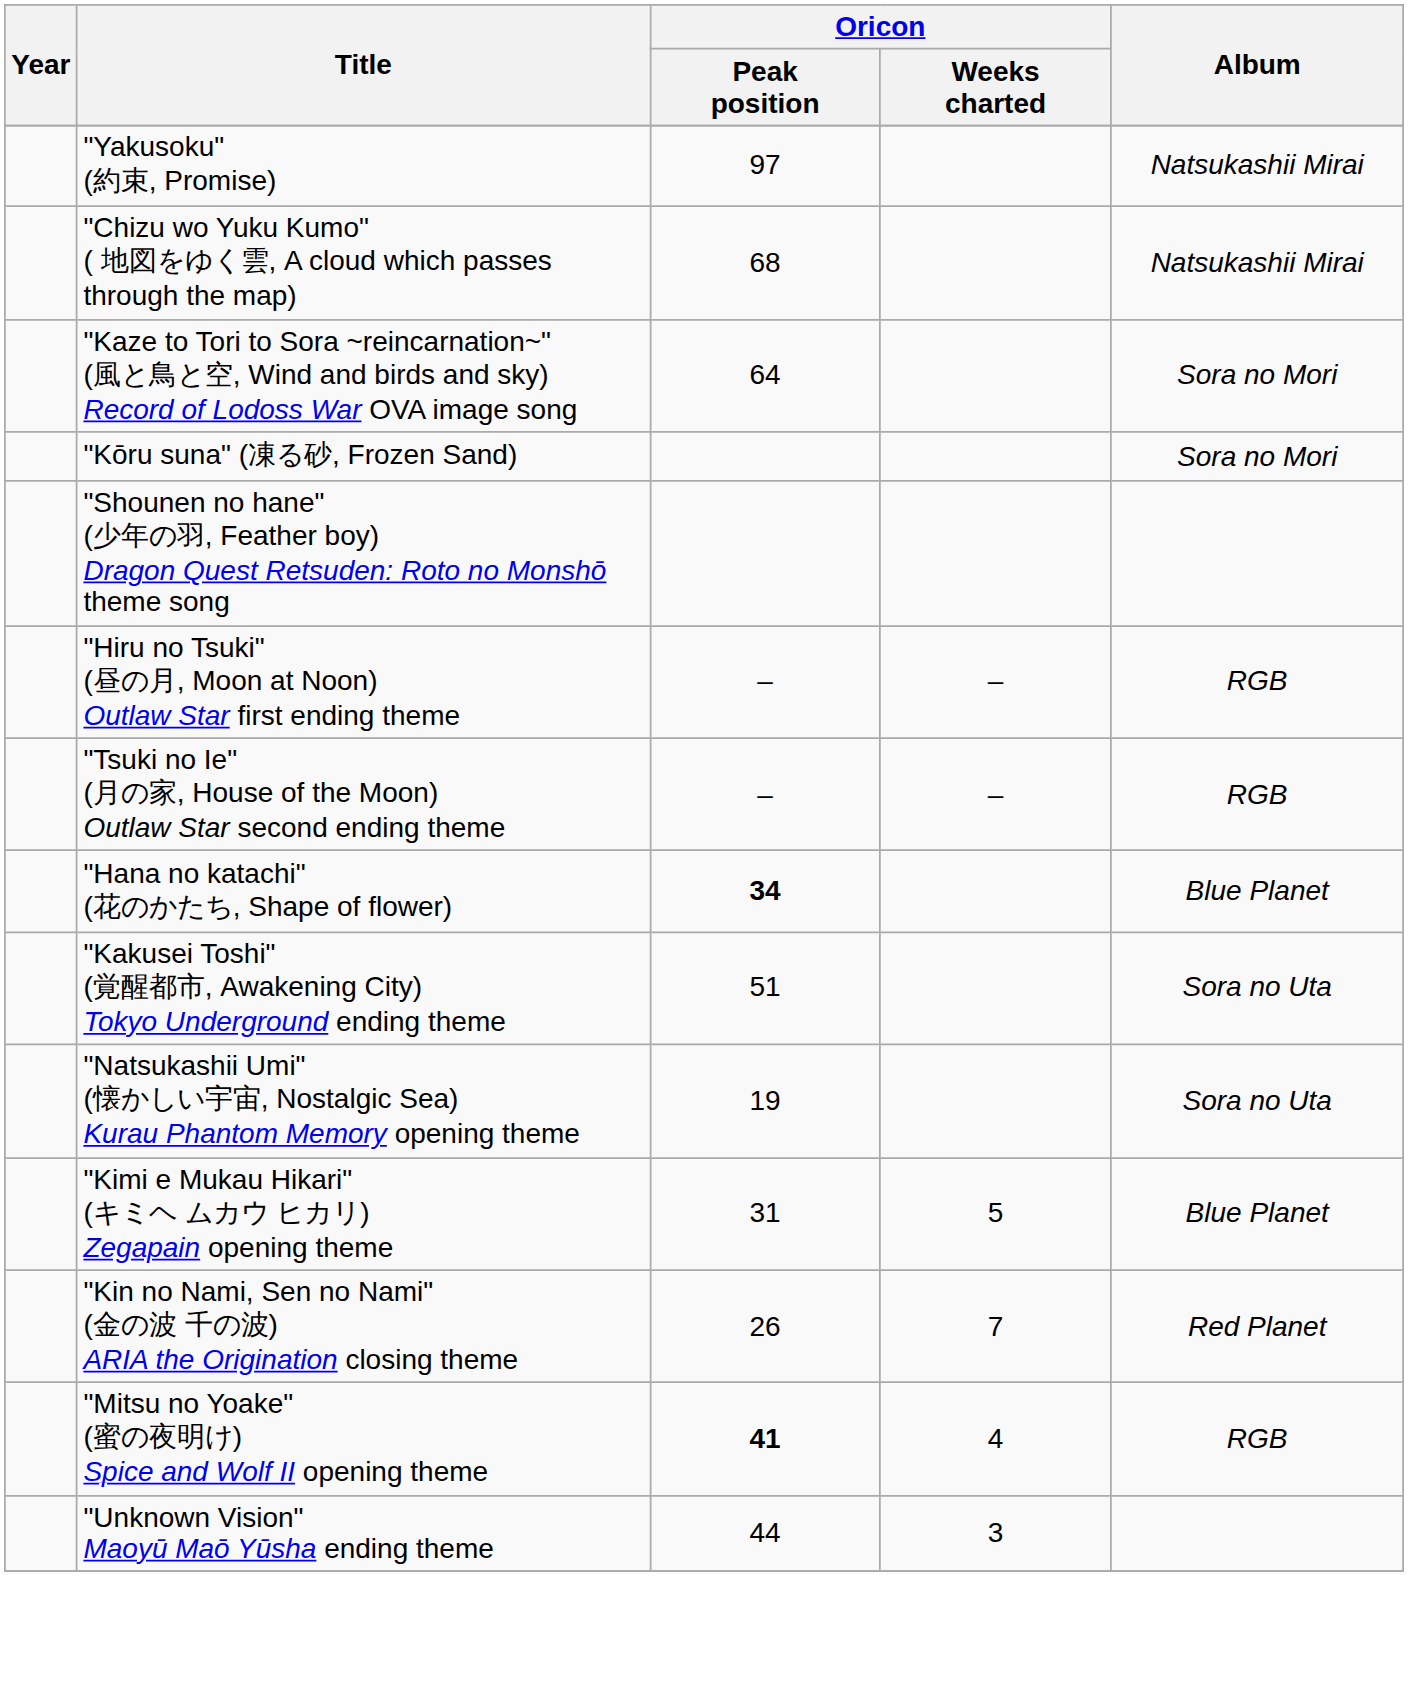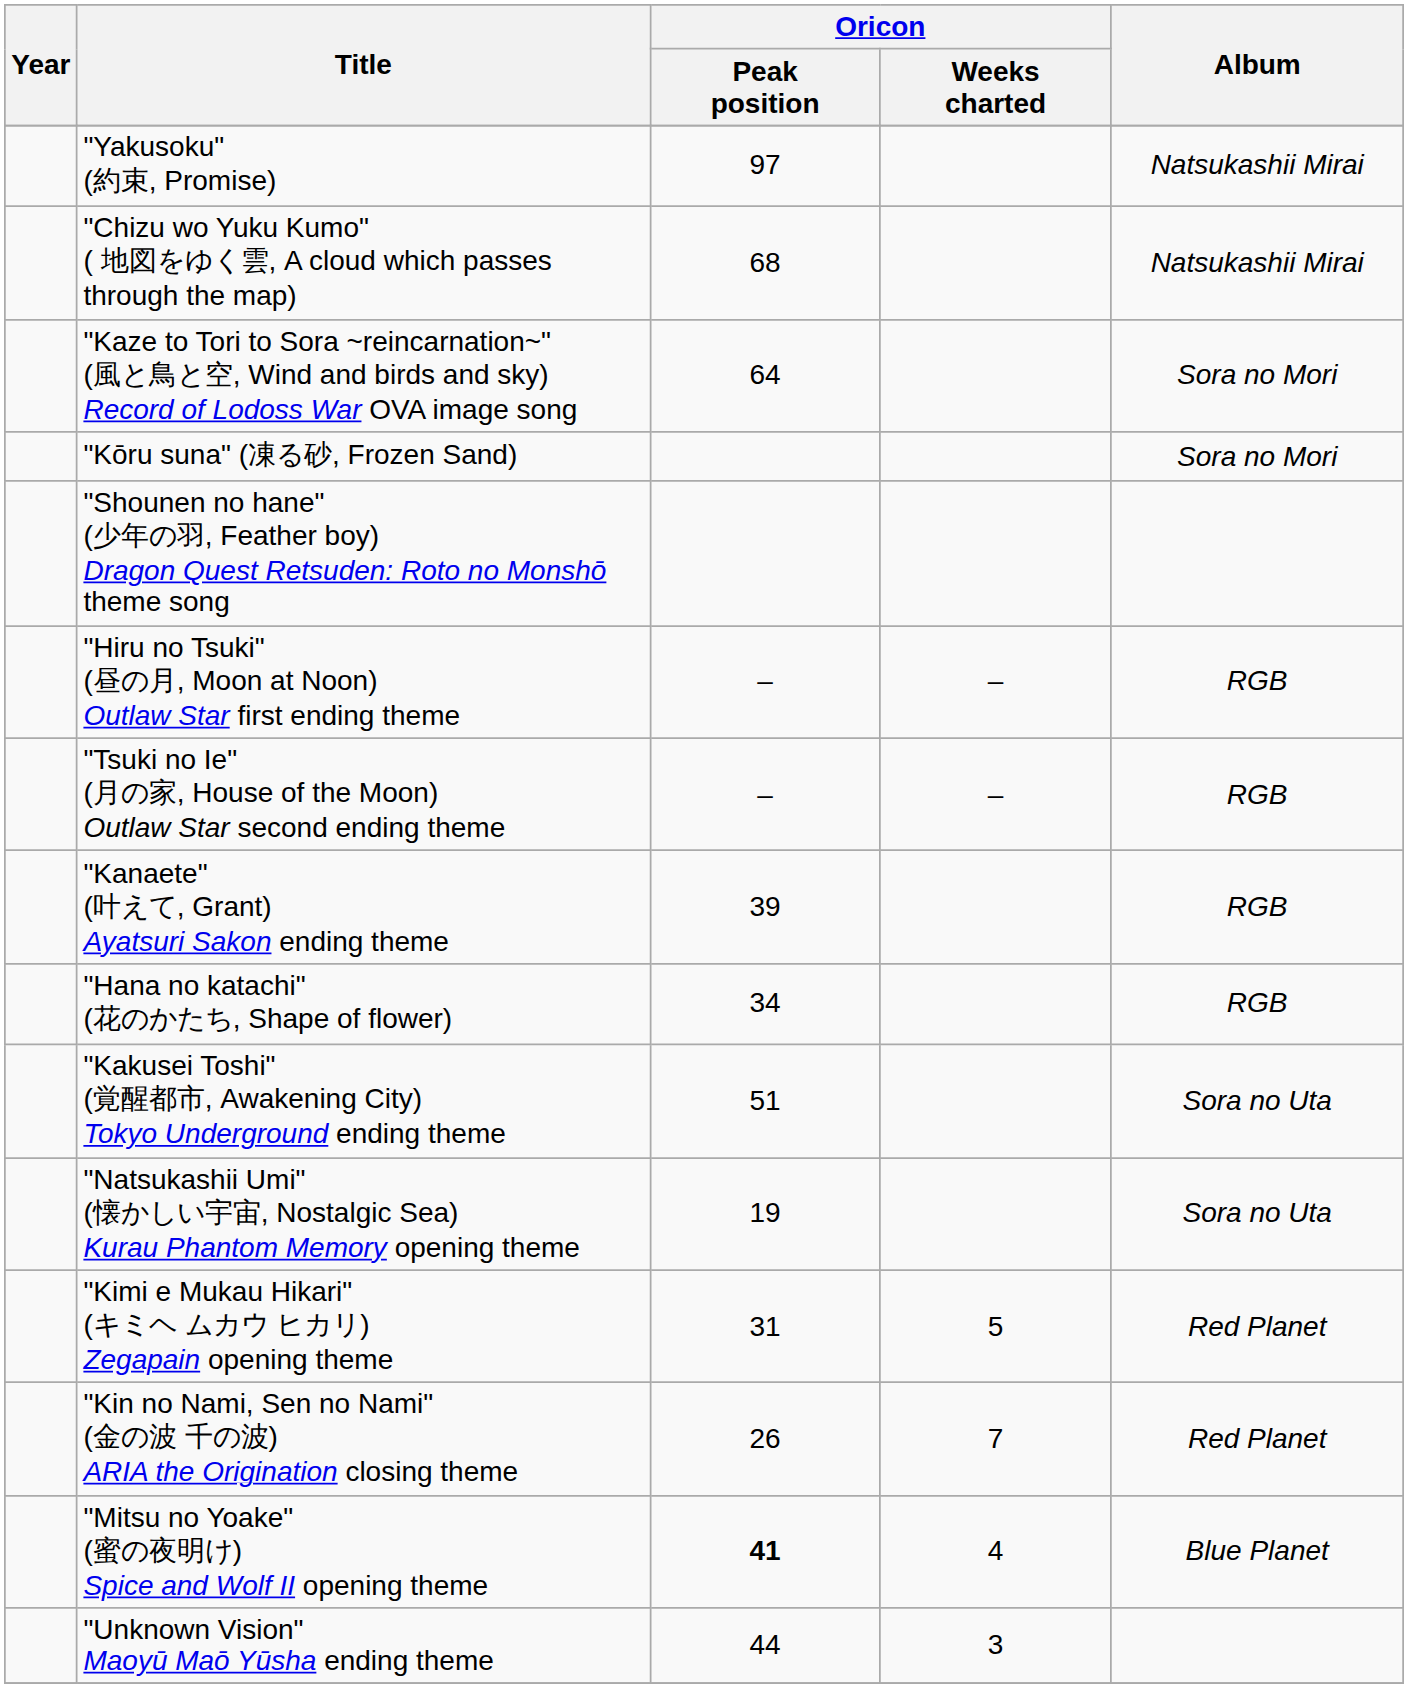+ row: (266, 906)
(765, 890) bold -> (765, 1003) normal
(1257, 890) Blue Planet -> (1257, 1003) RGB
(1257, 1213) Blue Planet -> (1257, 1325) Red Planet
(1257, 1438) RGB -> (1257, 1551) Blue Planet
